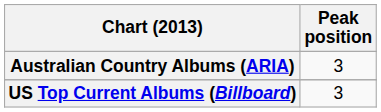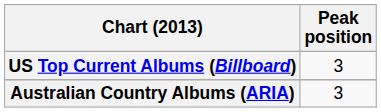rows swapped: (152, 65) <-> (152, 93)
